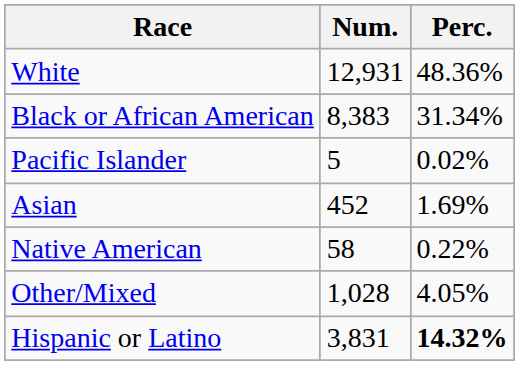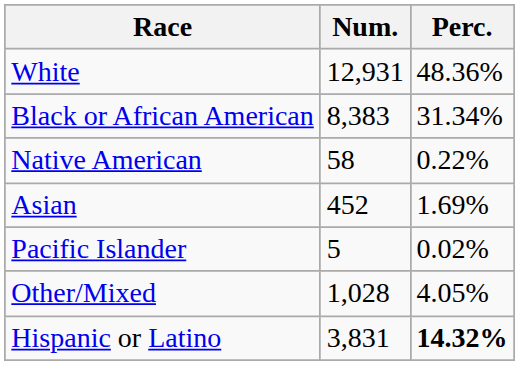rows swapped: (107, 248) <-> (99, 159)
